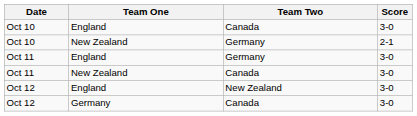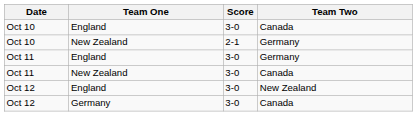columns swapped: (300, 12) <-> (395, 12)
